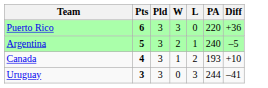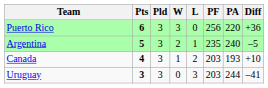+ column: (213, 12)
